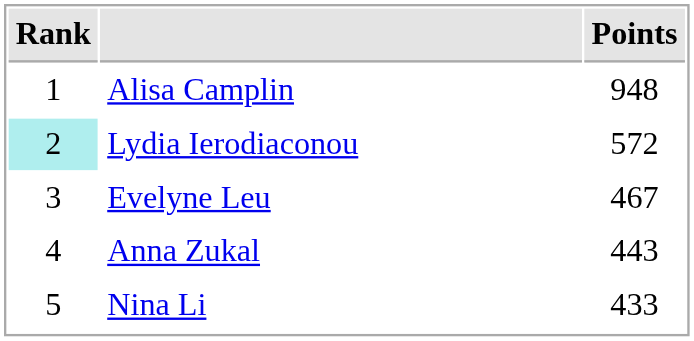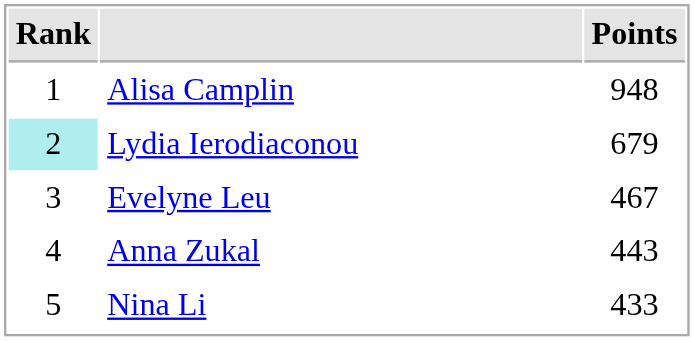(634, 143) 572 -> (634, 143) 679
